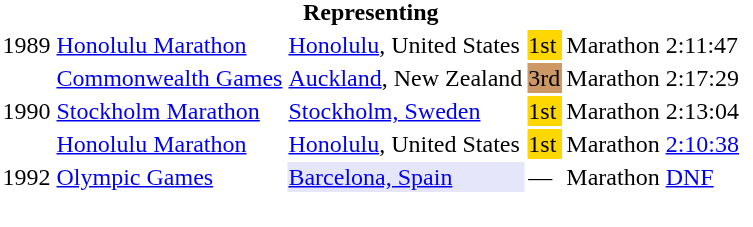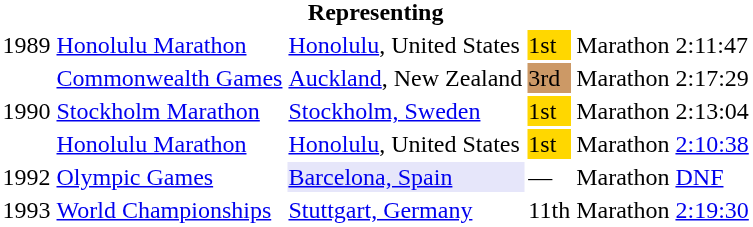+ row: (26, 209)
